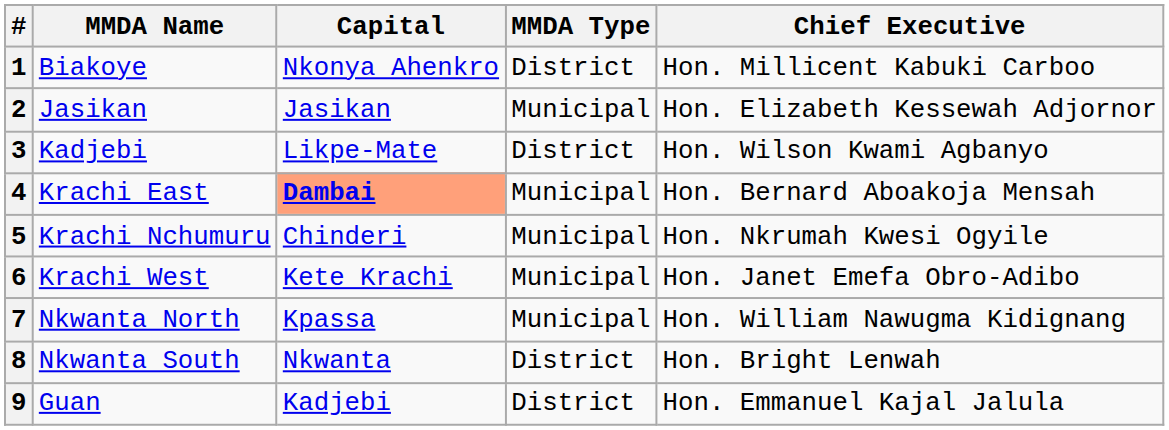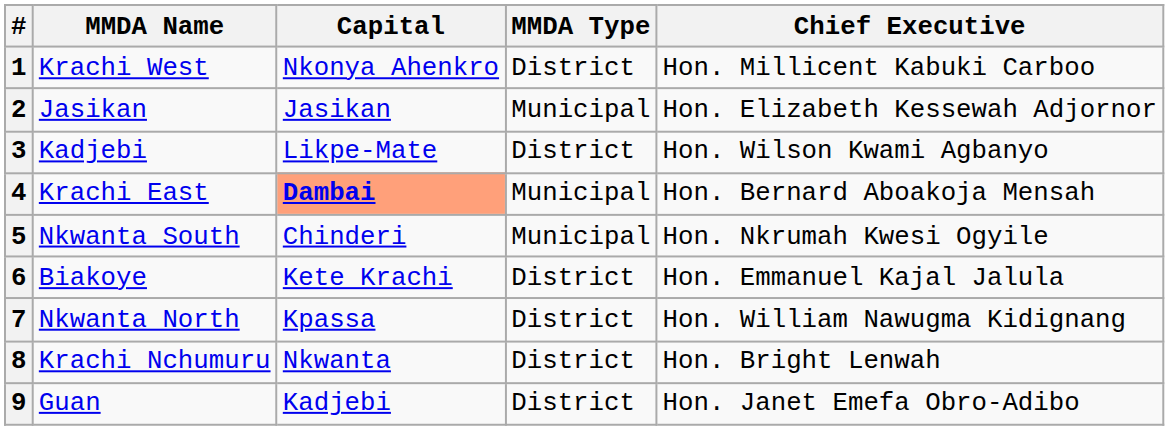(93, 68) Biakoye -> (124, 68) Krachi West
(155, 236) Krachi Nchumuru -> (139, 236) Nkwanta South
(124, 278) Krachi West -> (93, 278) Biakoye
(581, 278) Municipal -> (573, 278) District
(871, 278) Hon. Janet Emefa Obro-Adibo -> (863, 278) Hon. Emmanuel Kajal Jalula
(581, 320) Municipal -> (573, 320) District
(139, 362) Nkwanta South -> (155, 362) Krachi Nchumuru
(863, 404) Hon. Emmanuel Kajal Jalula -> (871, 404) Hon. Janet Emefa Obro-Adibo
